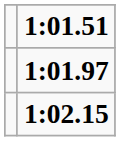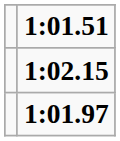rows swapped: (66, 69) <-> (66, 113)
